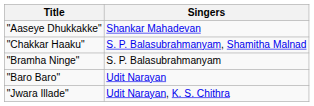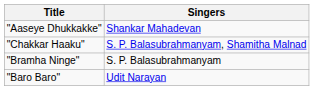- row: (38, 93)
